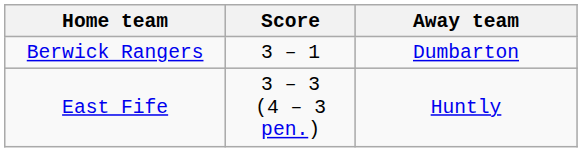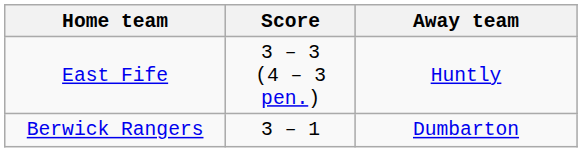rows swapped: (115, 53) <-> (115, 107)
